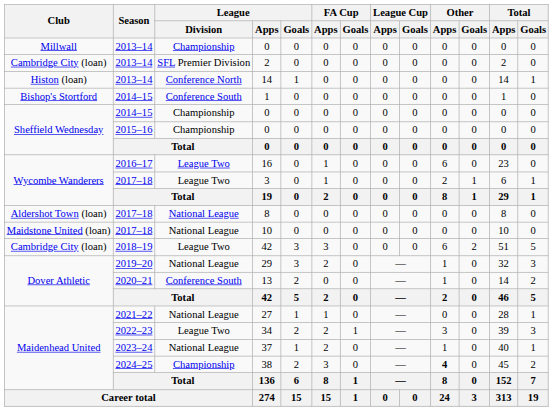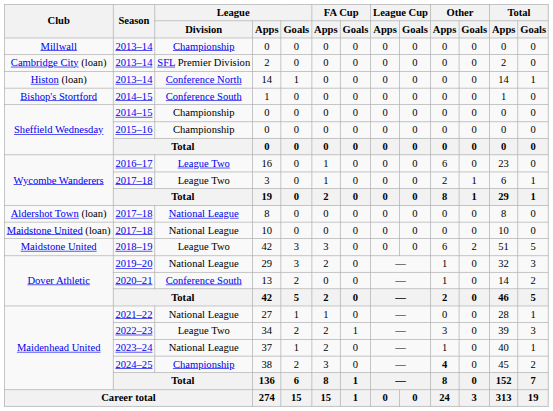(59, 247) Cambridge City (loan) -> (59, 247) Maidstone United
